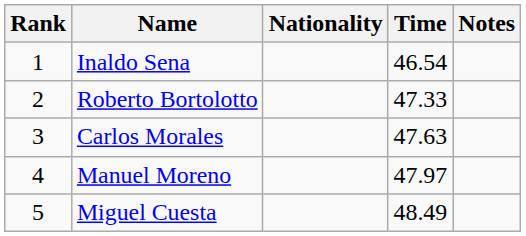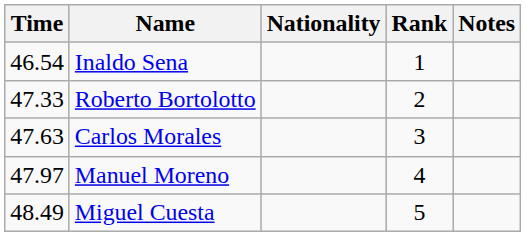columns swapped: (38, 23) <-> (420, 23)
